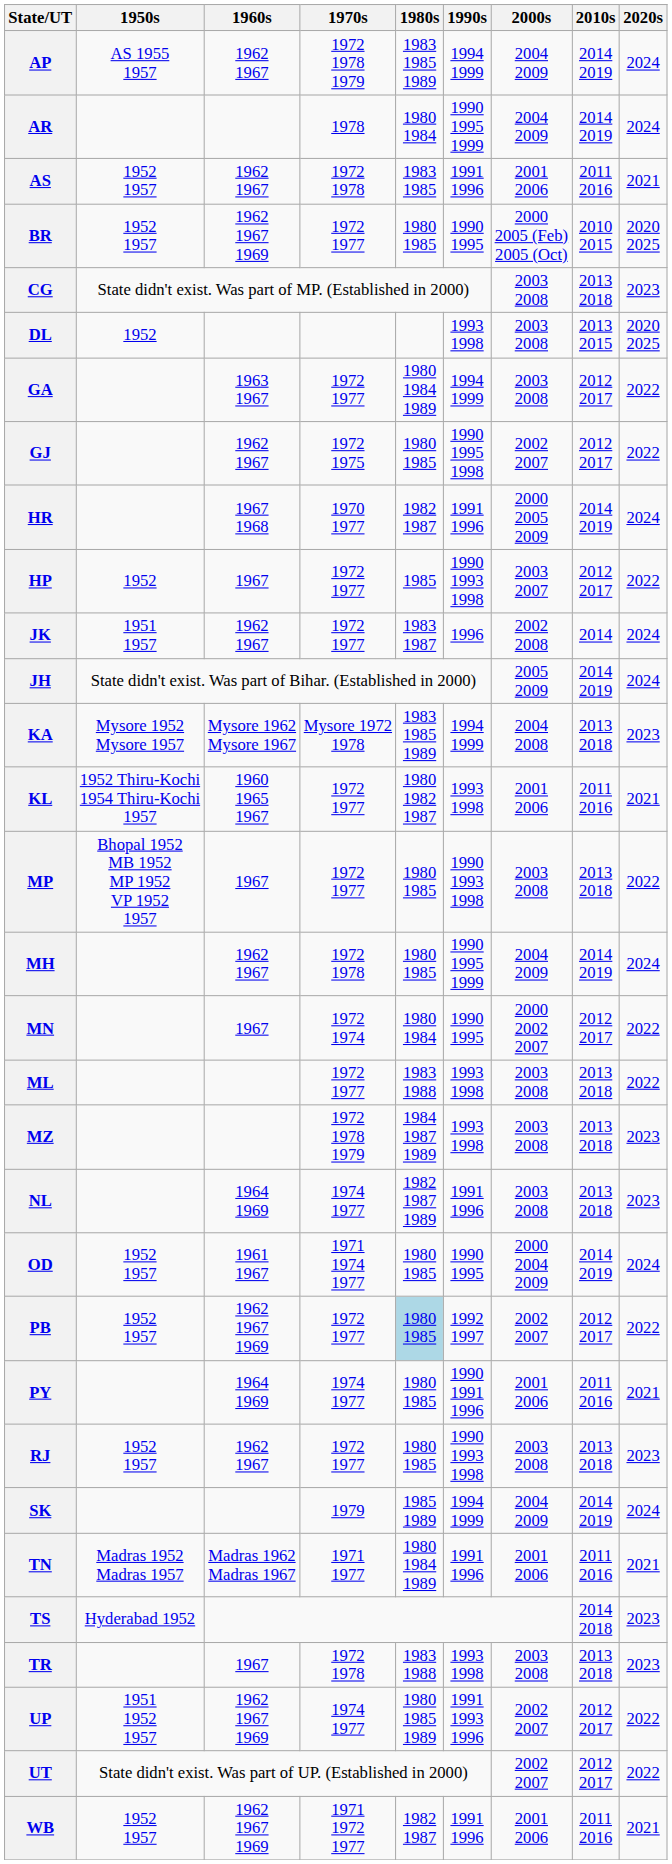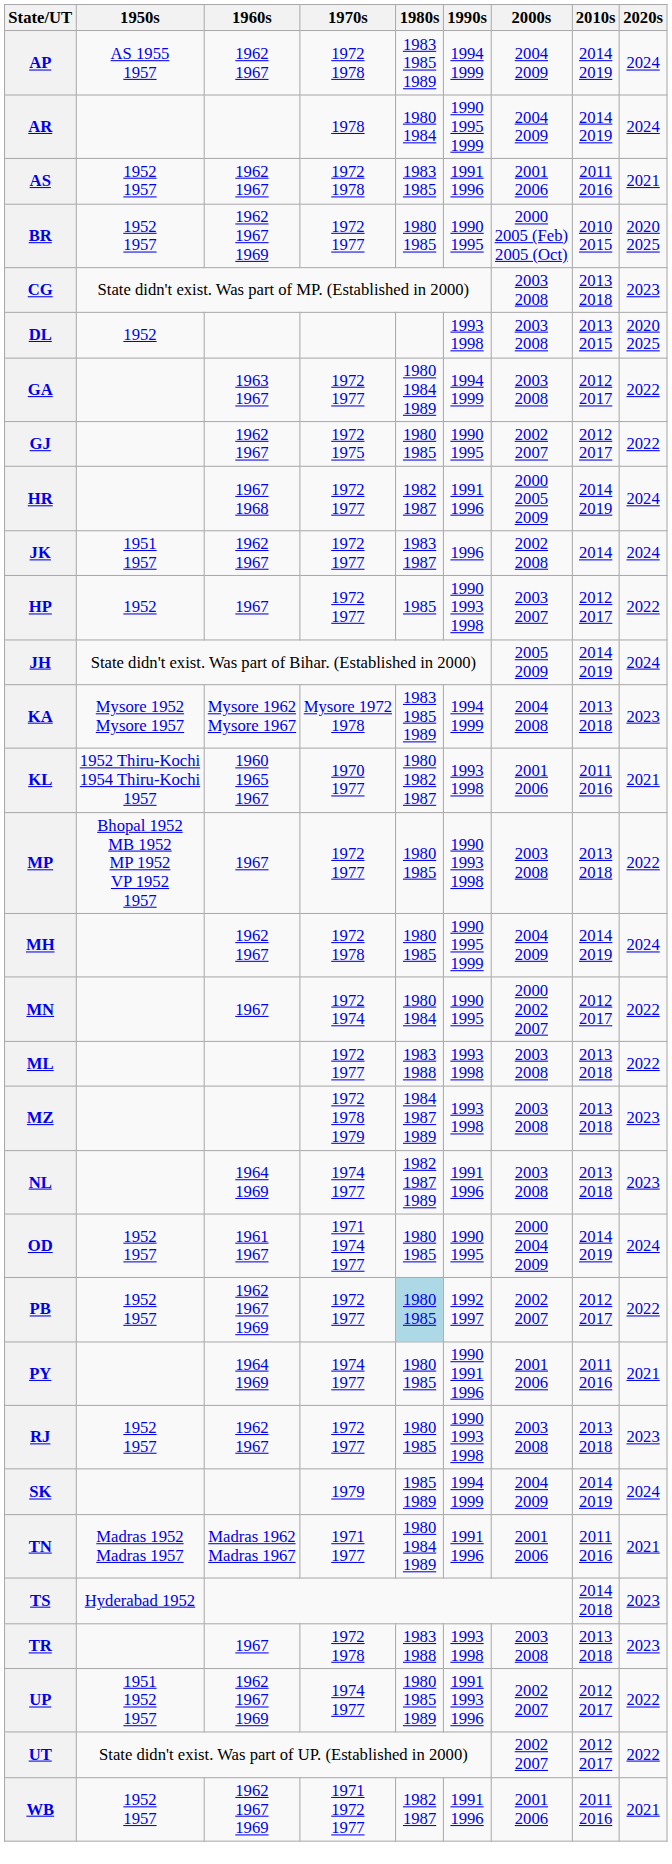(348, 62) 1972 1978 1979 -> (348, 62) 1972 1978
(467, 453) 1990 1995 1998 -> (467, 444) 1990 1995
(348, 517) 1970 1977 -> (348, 498) 1972 1977
rows swapped: (40, 581) <-> (40, 635)
(348, 798) 1972 1977 -> (348, 780) 1970 1977
